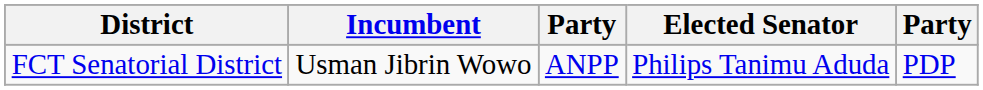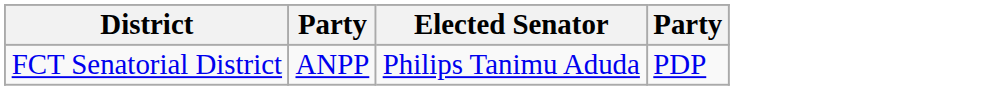- column: (413, 24)
